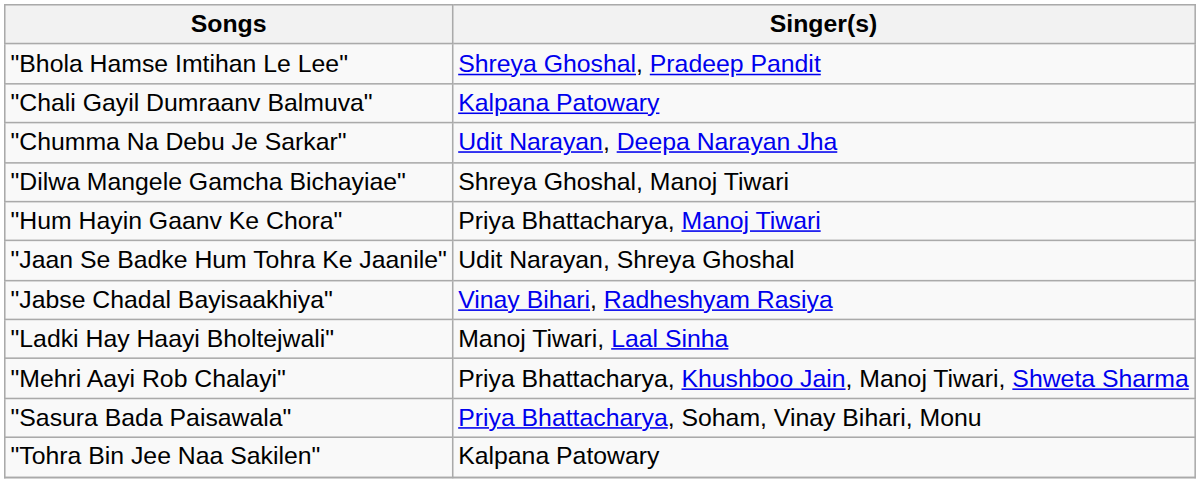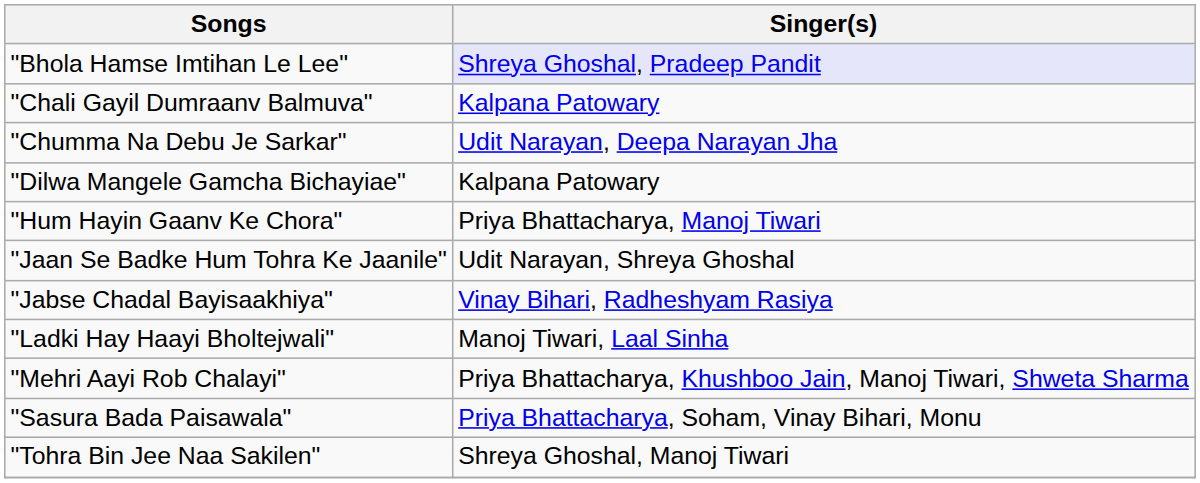(639, 63) no background -> (639, 63) lavender background
(624, 181) Shreya Ghoshal, Manoj Tiwari -> (559, 181) Kalpana Patowary
(559, 456) Kalpana Patowary -> (624, 456) Shreya Ghoshal, Manoj Tiwari
